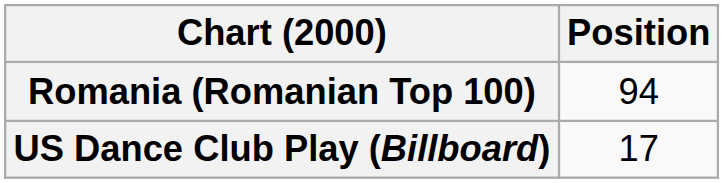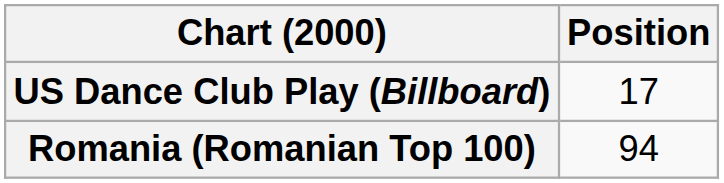rows swapped: (282, 90) <-> (282, 148)
